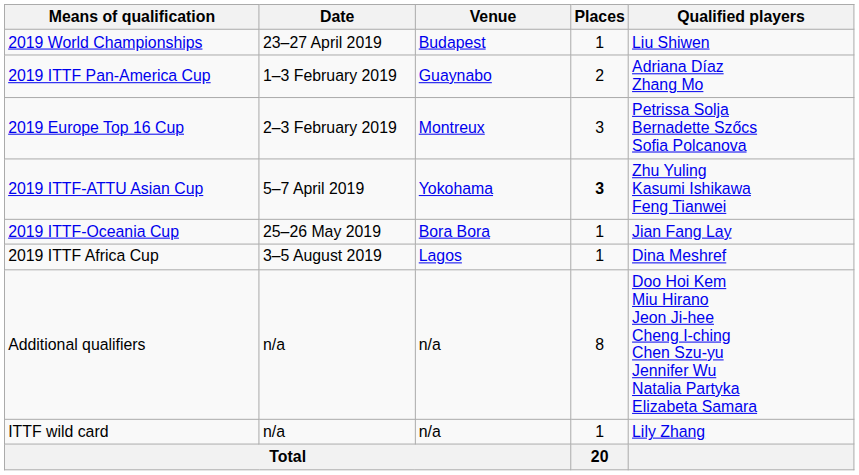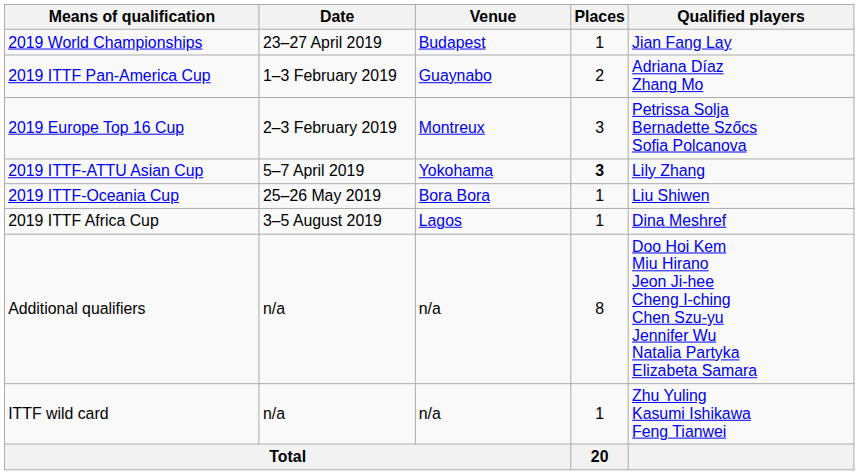(671, 42) Liu Shiwen -> (682, 42) Jian Fang Lay
(691, 188) Zhu Yuling Kasumi Ishikawa Feng Tianwei -> (669, 171) Lily Zhang
(682, 231) Jian Fang Lay -> (671, 196) Liu Shiwen
(669, 431) Lily Zhang -> (691, 414) Zhu Yuling Kasumi Ishikawa Feng Tianwei
